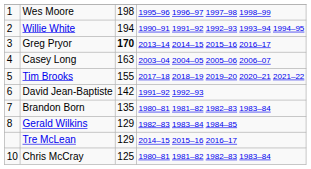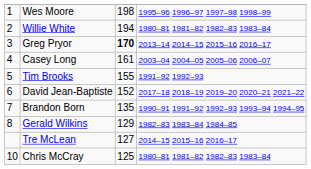(221, 28) 1990–91 1991–92 1992–93 1993–94 1994–95 -> (205, 28) 1980–81 1981–82 1982–83 1983–84
(126, 60) 163 -> (126, 60) 161
(221, 76) 2017–18 2018–19 2019–20 2020–21 2021–22 -> (171, 76) 1991–92 1992–93
(126, 92) 142 -> (126, 92) 152
(171, 92) 1991–92 1992–93 -> (221, 92) 2017–18 2018–19 2019–20 2020–21 2021–22
(205, 108) 1980–81 1981–82 1982–83 1983–84 -> (221, 108) 1990–91 1991–92 1992–93 1993–94 1994–95
(126, 140) 129 -> (126, 140) 127
